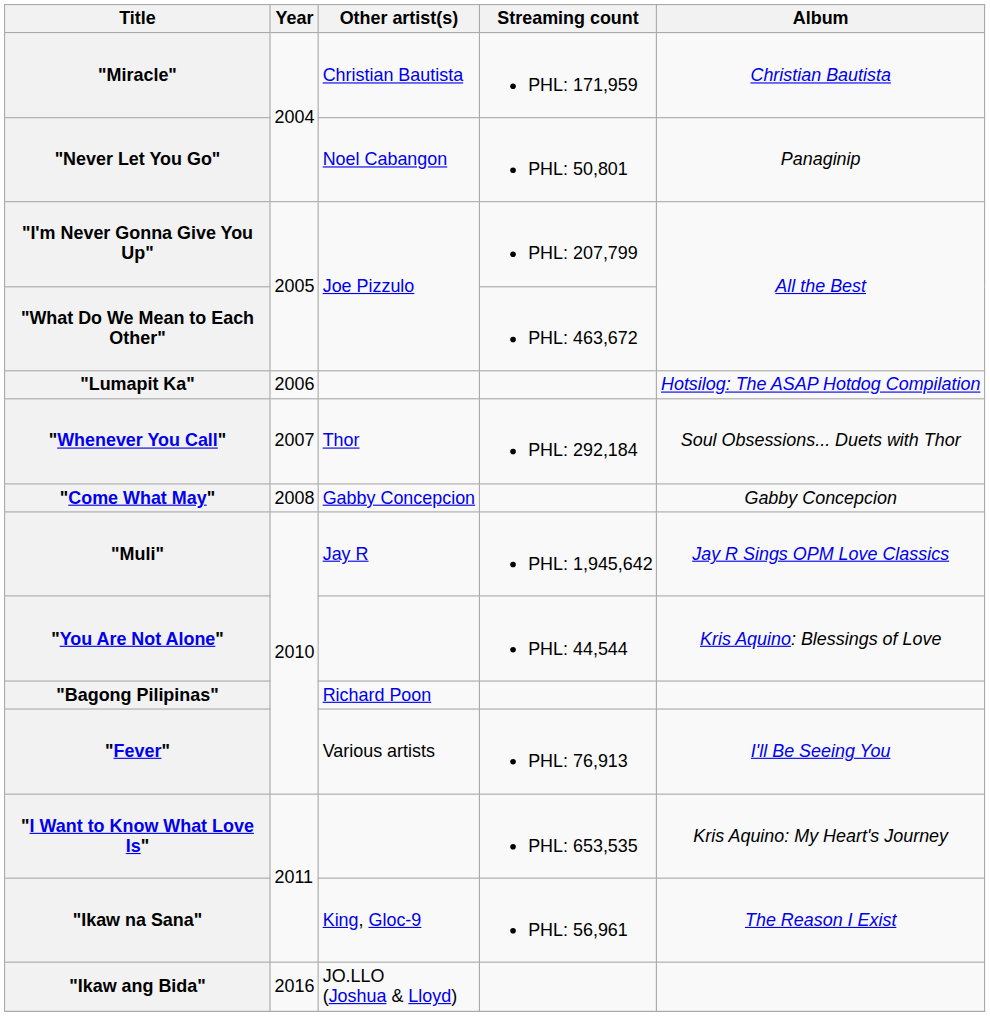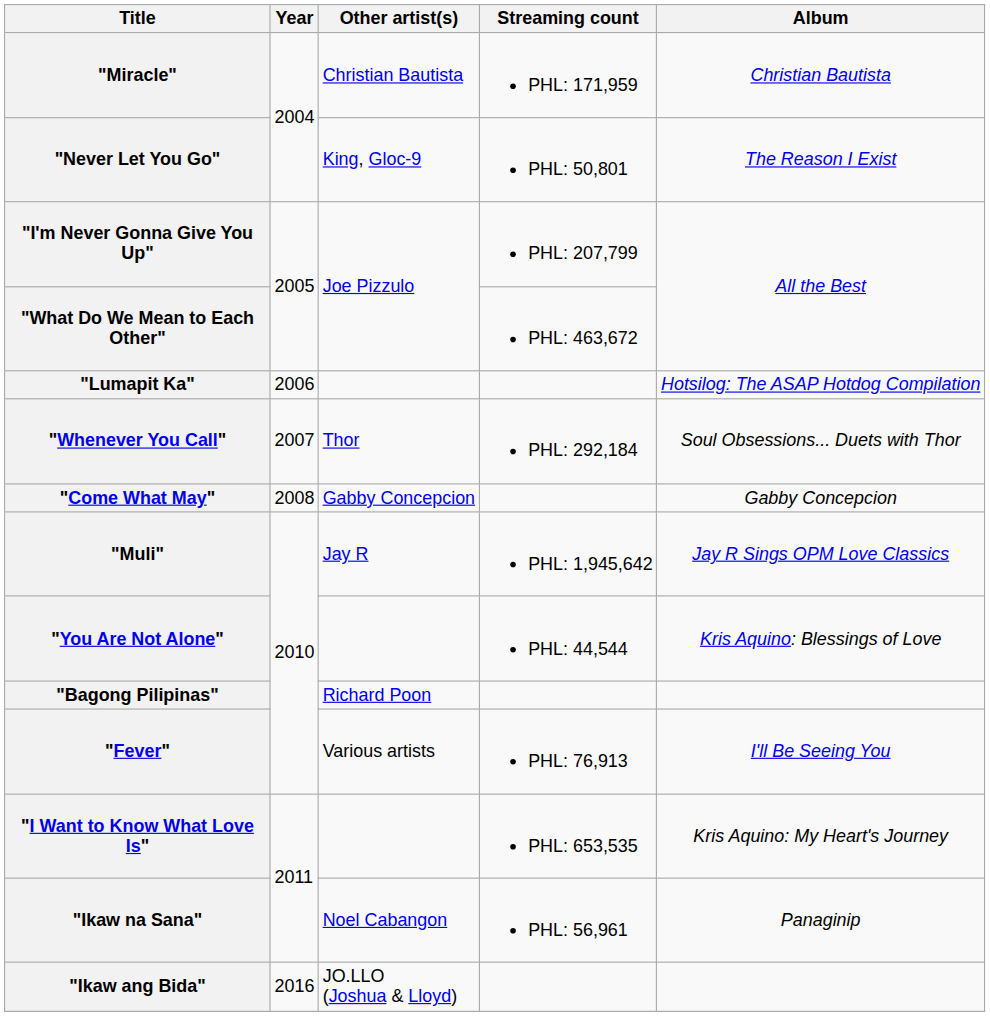(385, 159) Noel Cabangon -> (372, 159) King, Gloc-9
(821, 159) Panaginip -> (821, 159) The Reason I Exist
(372, 920) King, Gloc-9 -> (385, 920) Noel Cabangon
(821, 920) The Reason I Exist -> (821, 920) Panaginip
